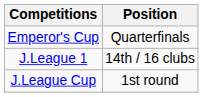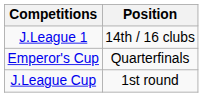rows swapped: (53, 59) <-> (53, 37)
